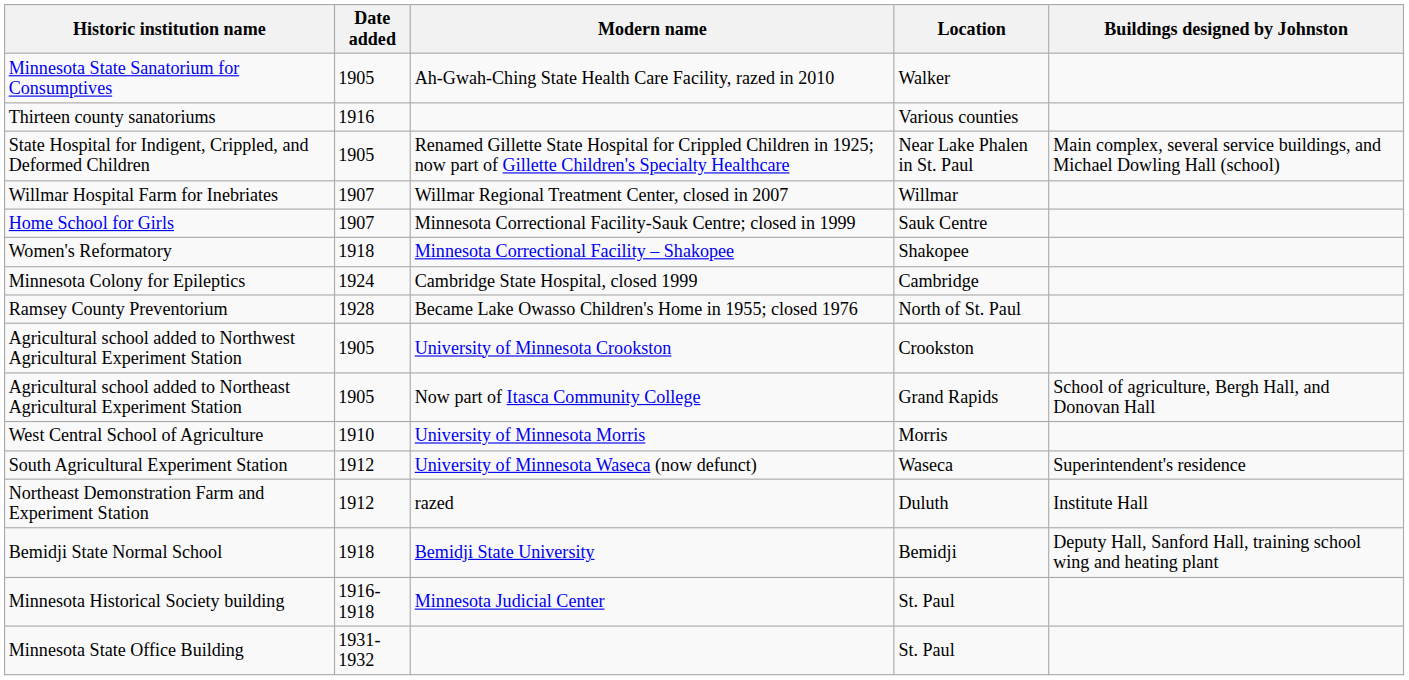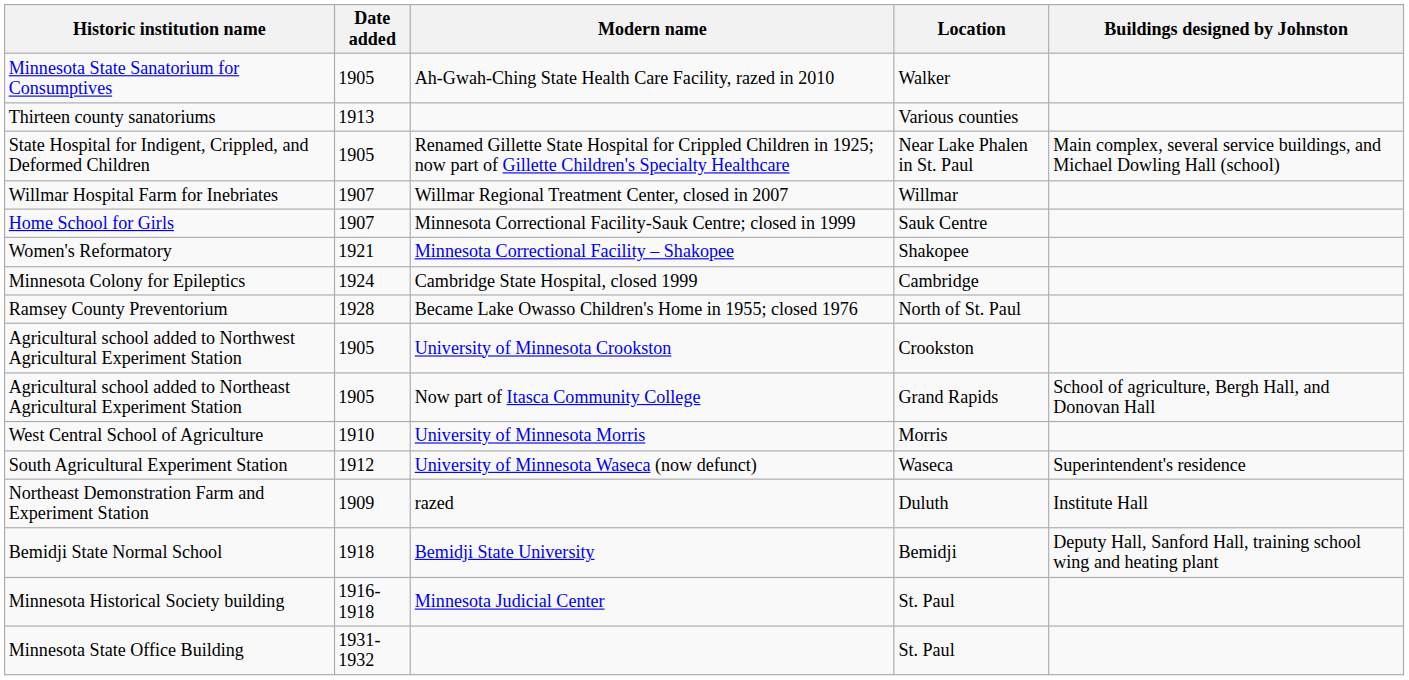(356, 116) 1916 -> (356, 116) 1913
(356, 251) 1918 -> (356, 251) 1921
(356, 503) 1912 -> (356, 503) 1909
